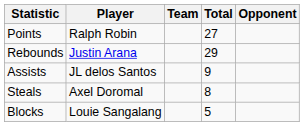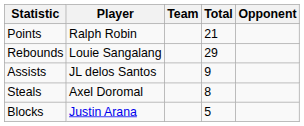(211, 33) 27 -> (211, 33) 21
(103, 53) Justin Arana -> (115, 53) Louie Sangalang
(115, 111) Louie Sangalang -> (103, 111) Justin Arana
